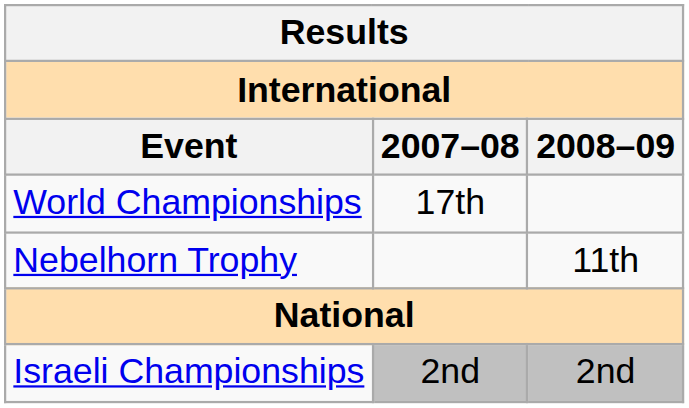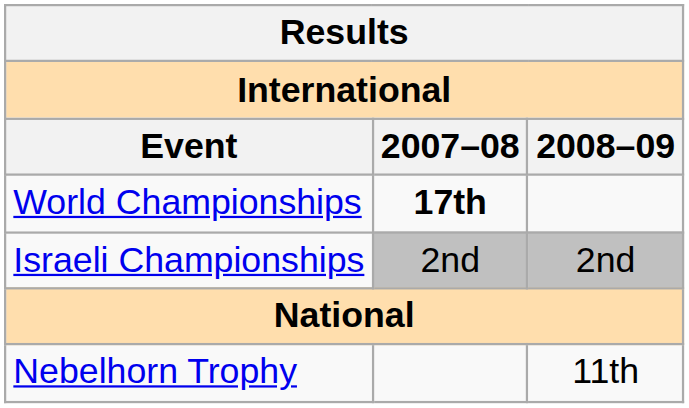(450, 202) normal -> (450, 202) bold
rows swapped: (155, 259) <-> (189, 372)
